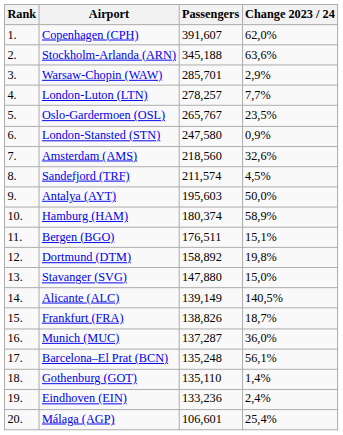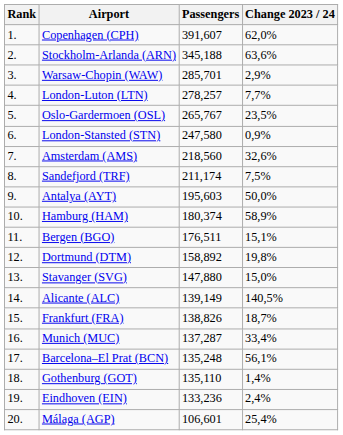(202, 176) 211,574 -> (202, 176) 211,174
(258, 176) 4,5% -> (258, 176) 7,5%
(261, 338) 36,0% -> (261, 338) 33,4%
